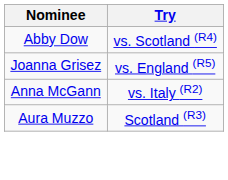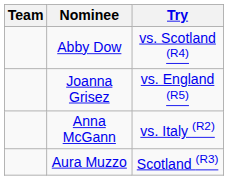+ column: (26, 15)
